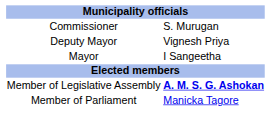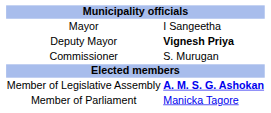rows swapped: (84, 56) <-> (84, 26)
(196, 41) normal -> (199, 41) bold
